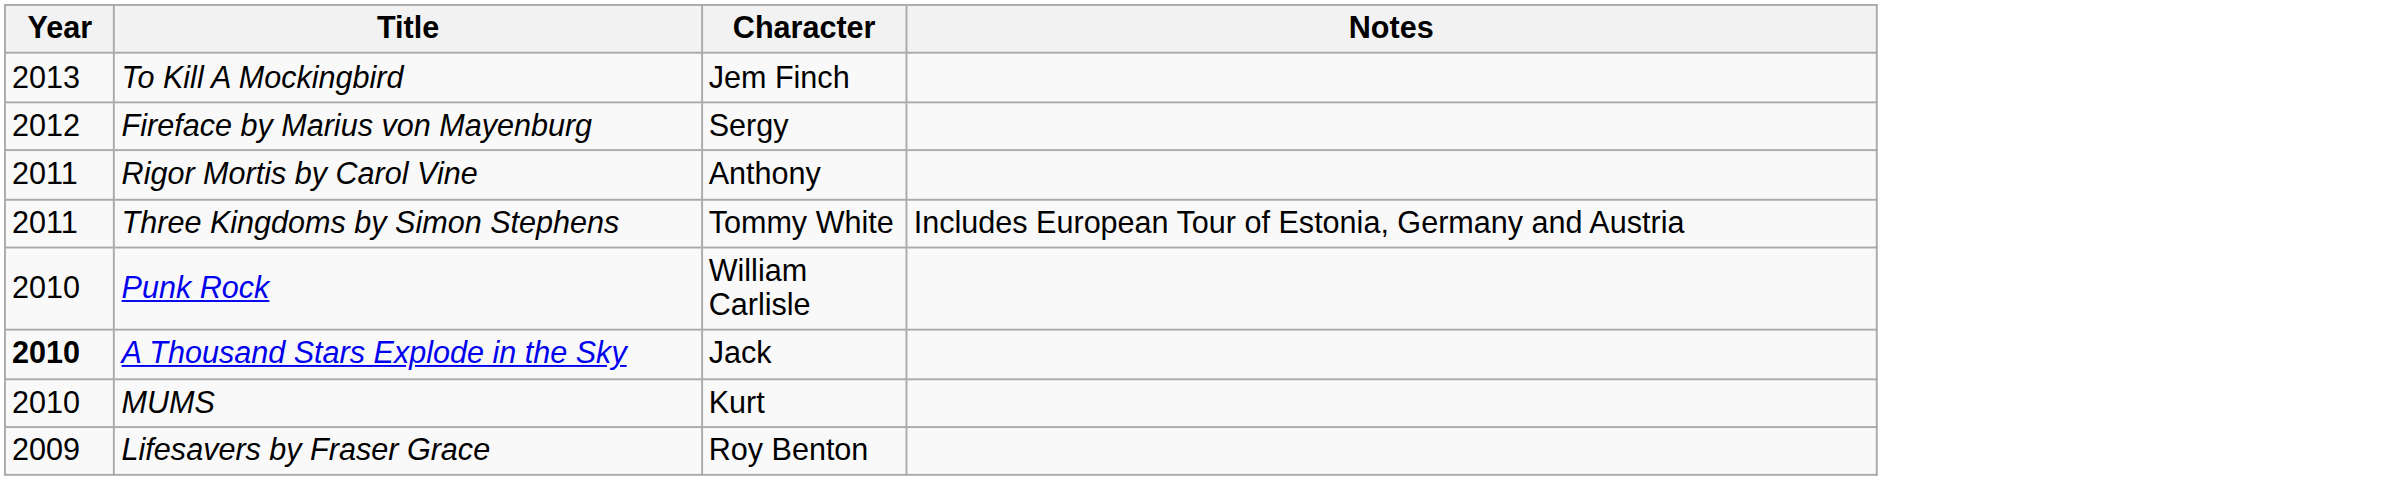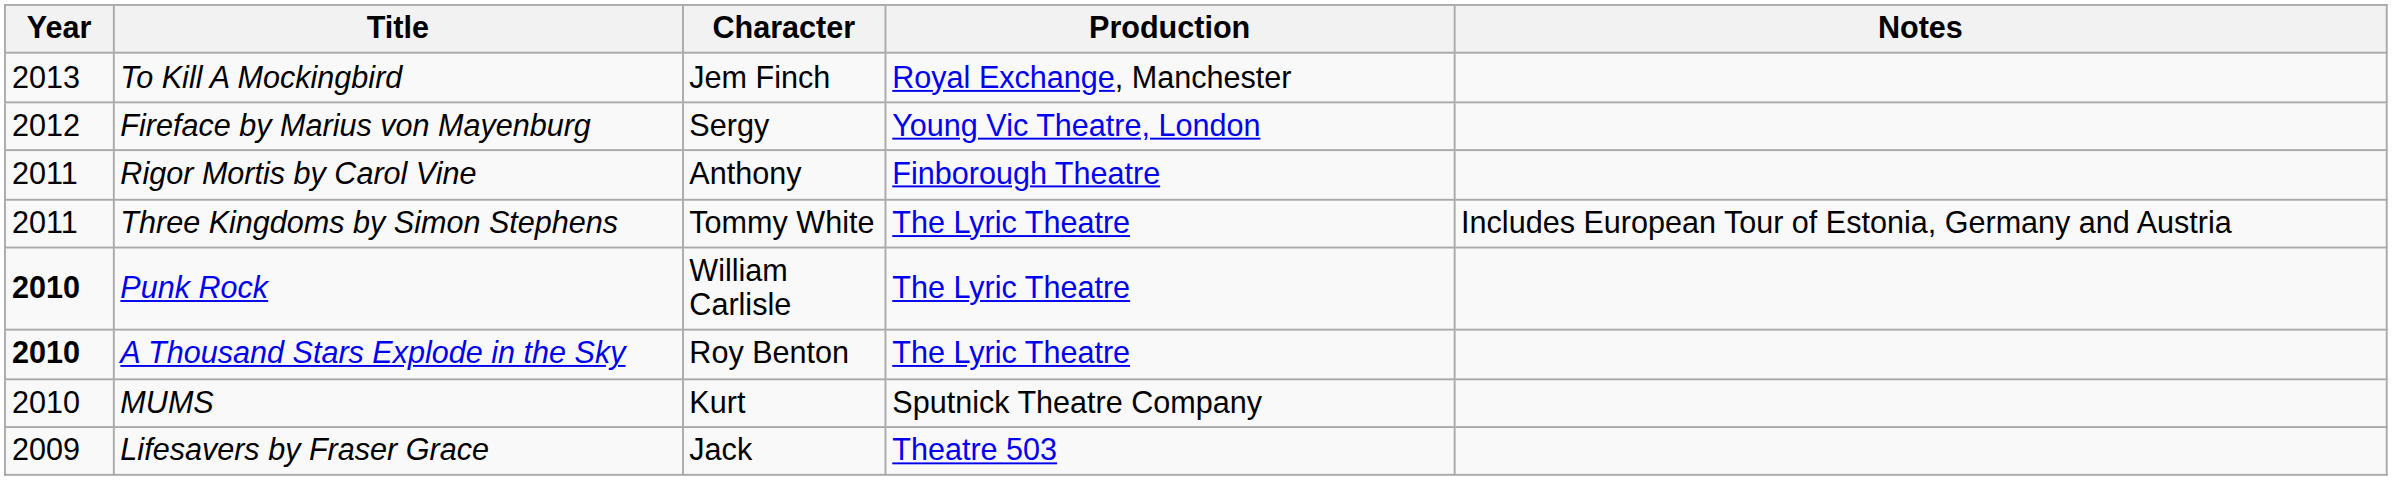+ column: (1170, 28)
(46, 288) normal -> (46, 288) bold
(740, 353) Jack -> (769, 353) Roy Benton
(789, 450) Roy Benton -> (721, 450) Jack
